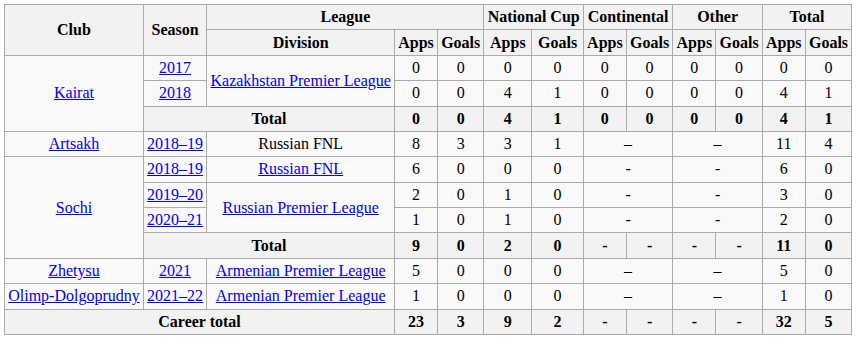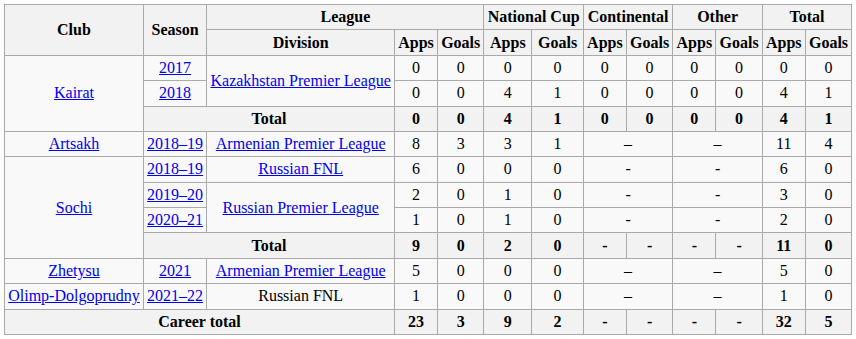(301, 144) Russian FNL -> (301, 144) Armenian Premier League
(301, 296) Armenian Premier League -> (301, 296) Russian FNL
